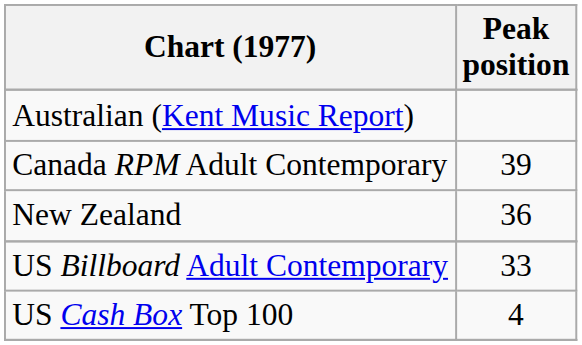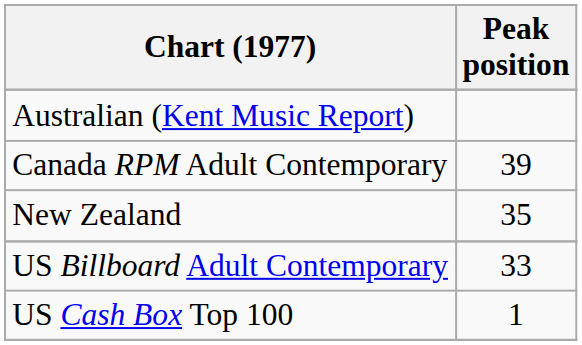(516, 214) 36 -> (516, 214) 35
(516, 314) 4 -> (516, 314) 1
